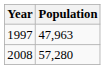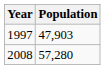(56, 34) 47,963 -> (56, 34) 47,903
